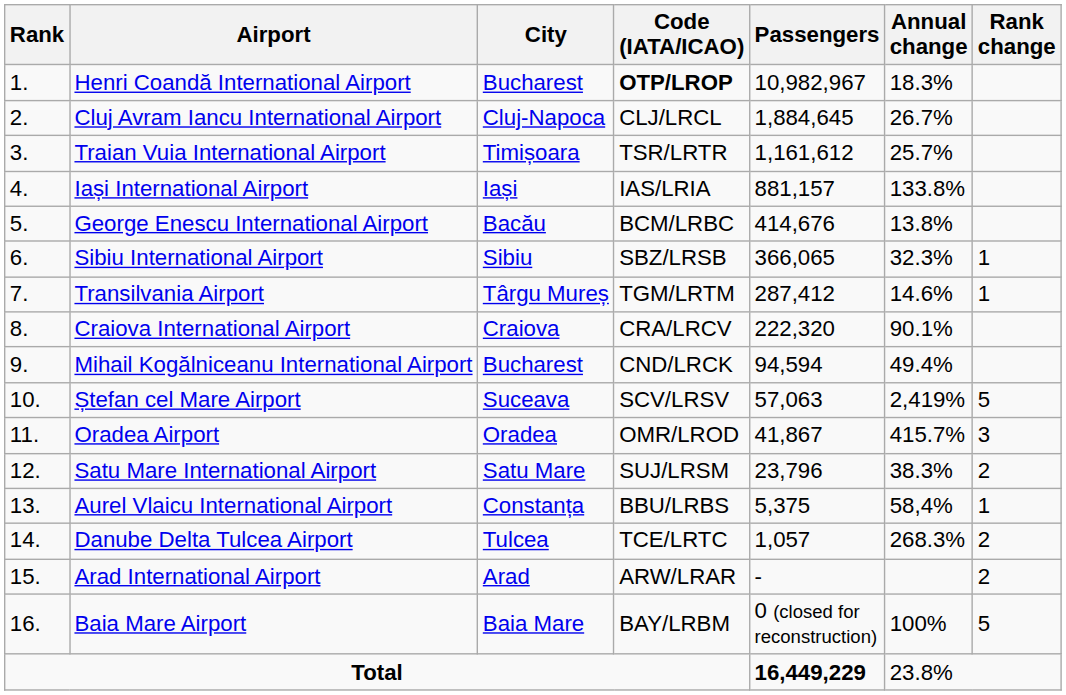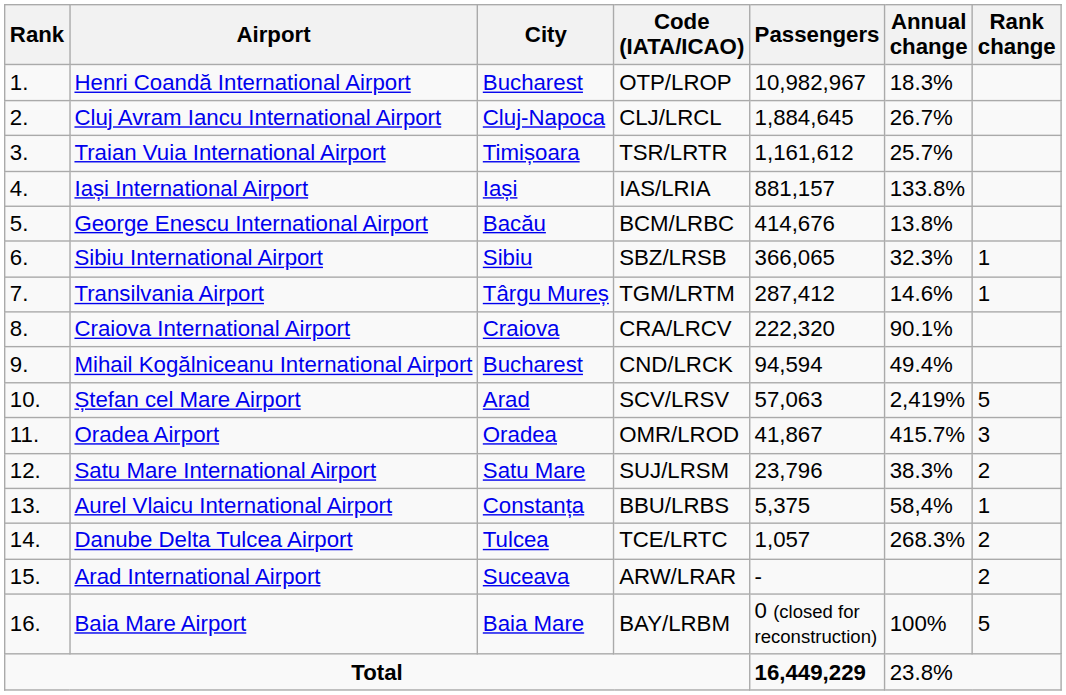(676, 82) bold -> (675, 82) normal
(526, 399) Suceava -> (506, 399) Arad
(506, 576) Arad -> (526, 576) Suceava
